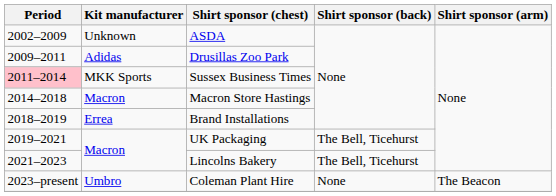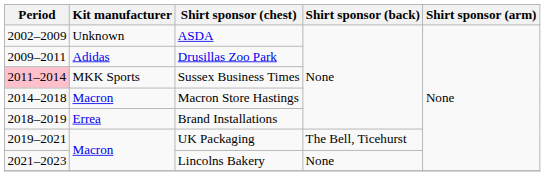(368, 160) The Bell, Ticehurst -> (320, 160) None
- row: (242, 181)
